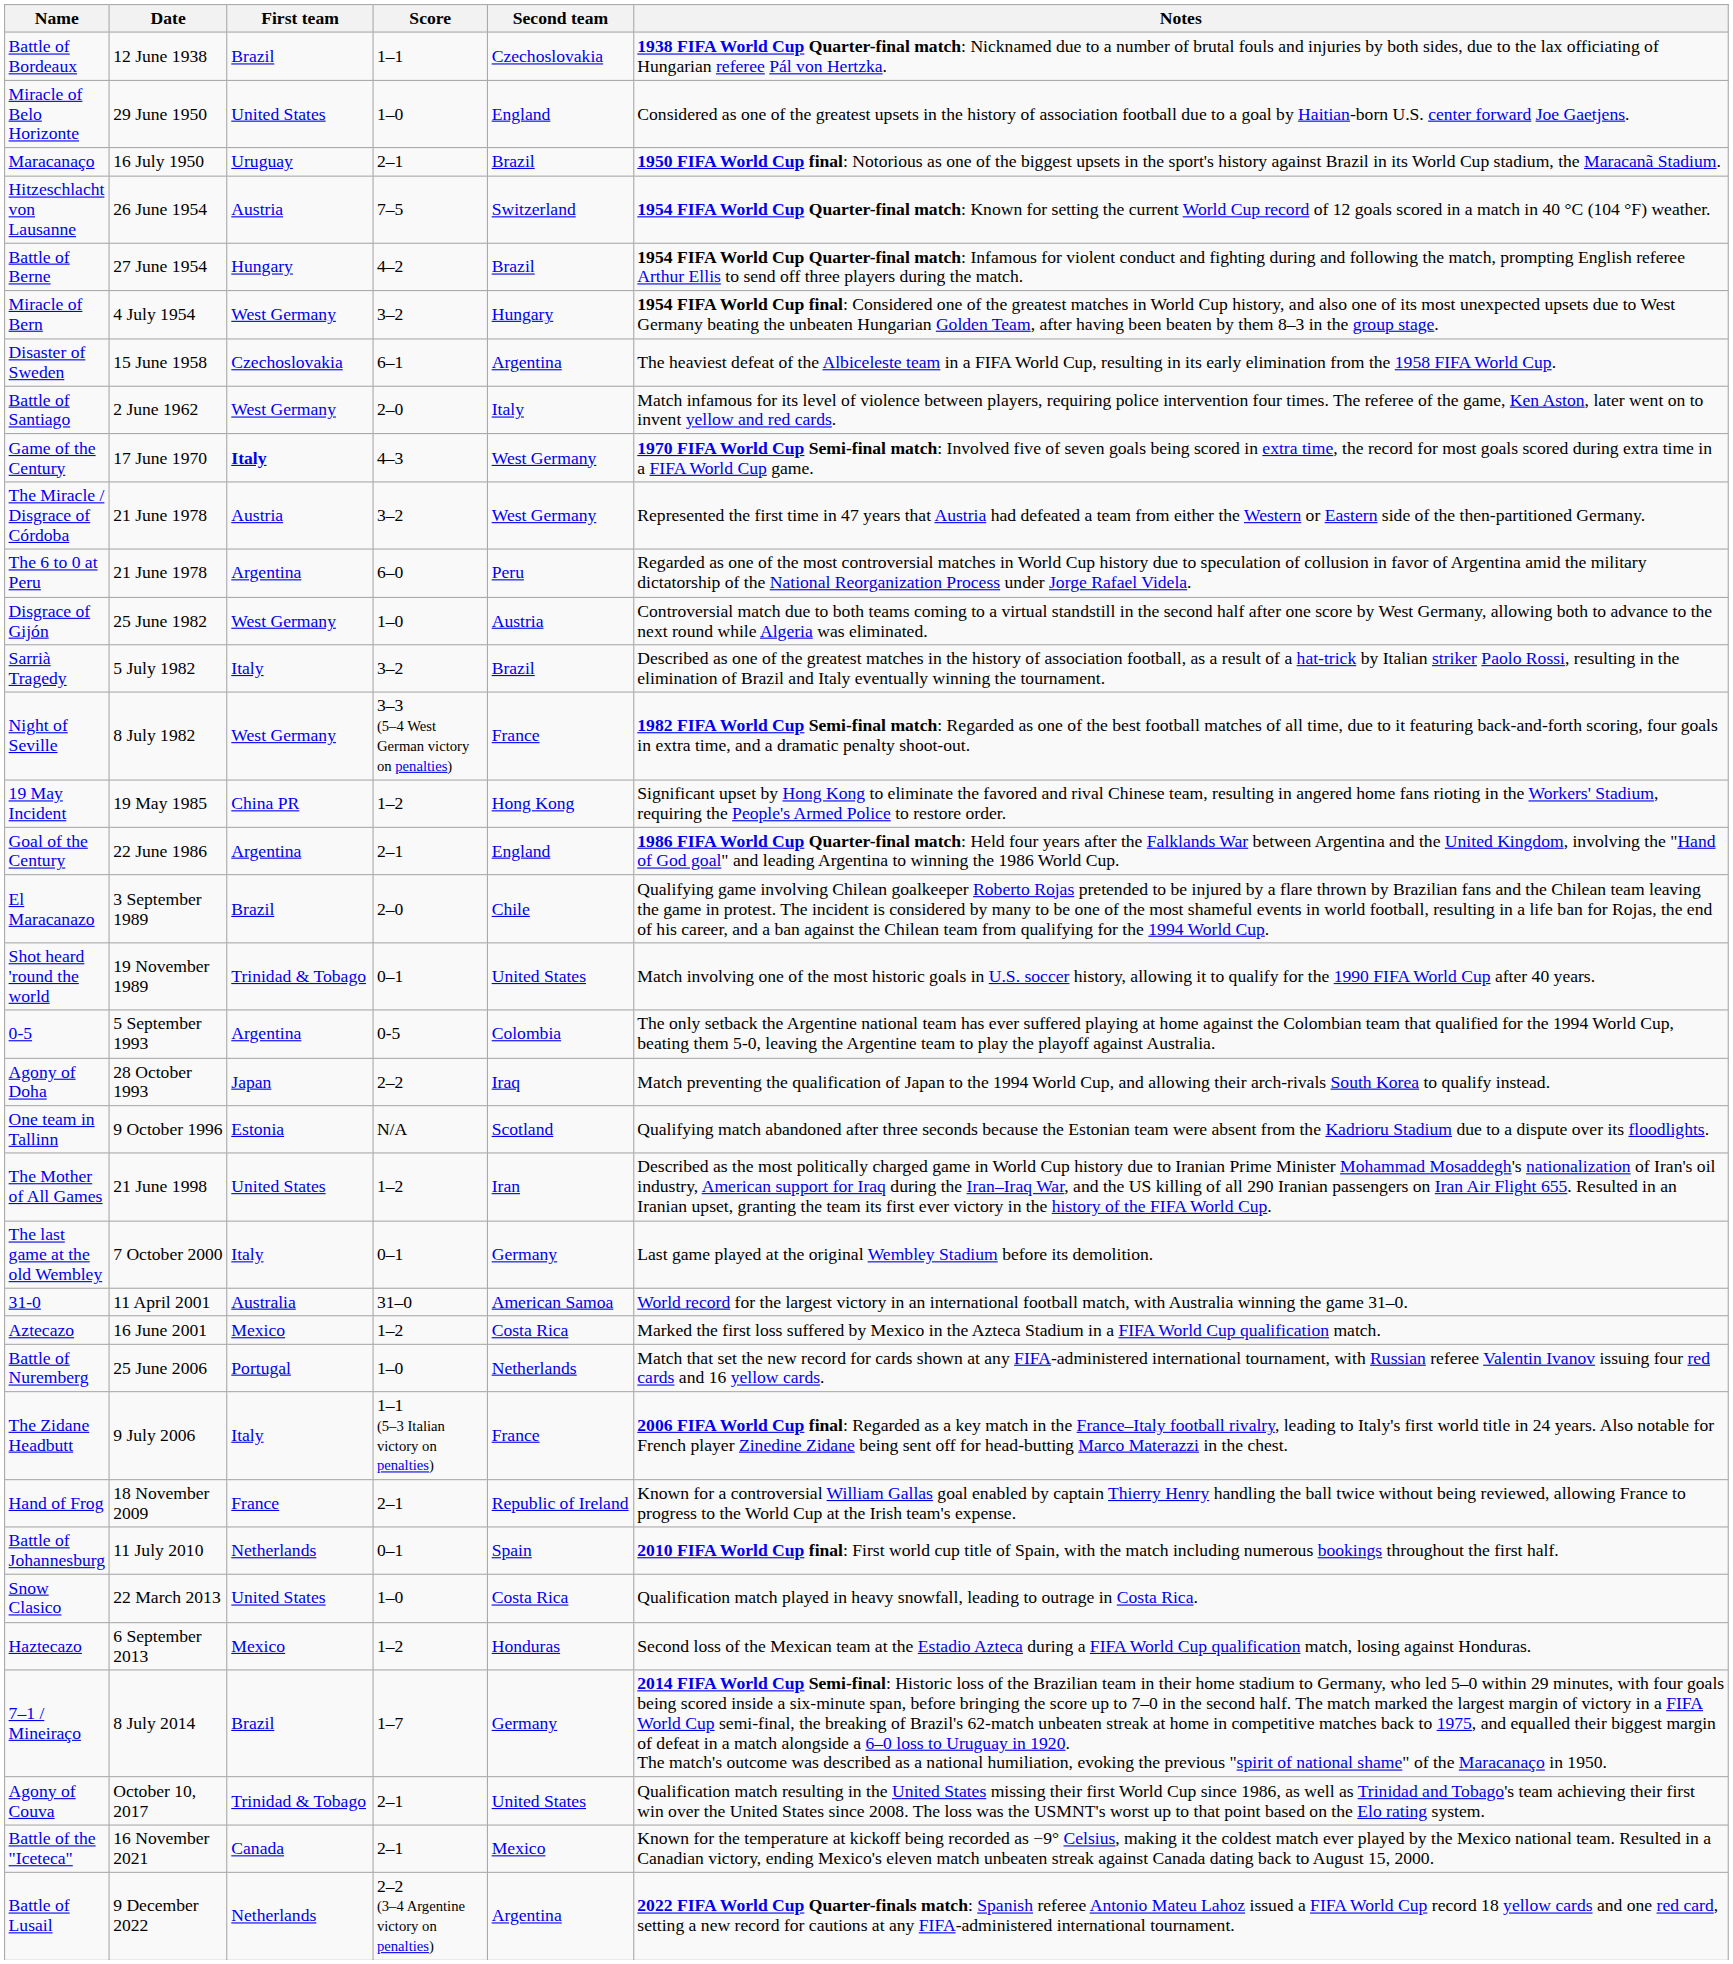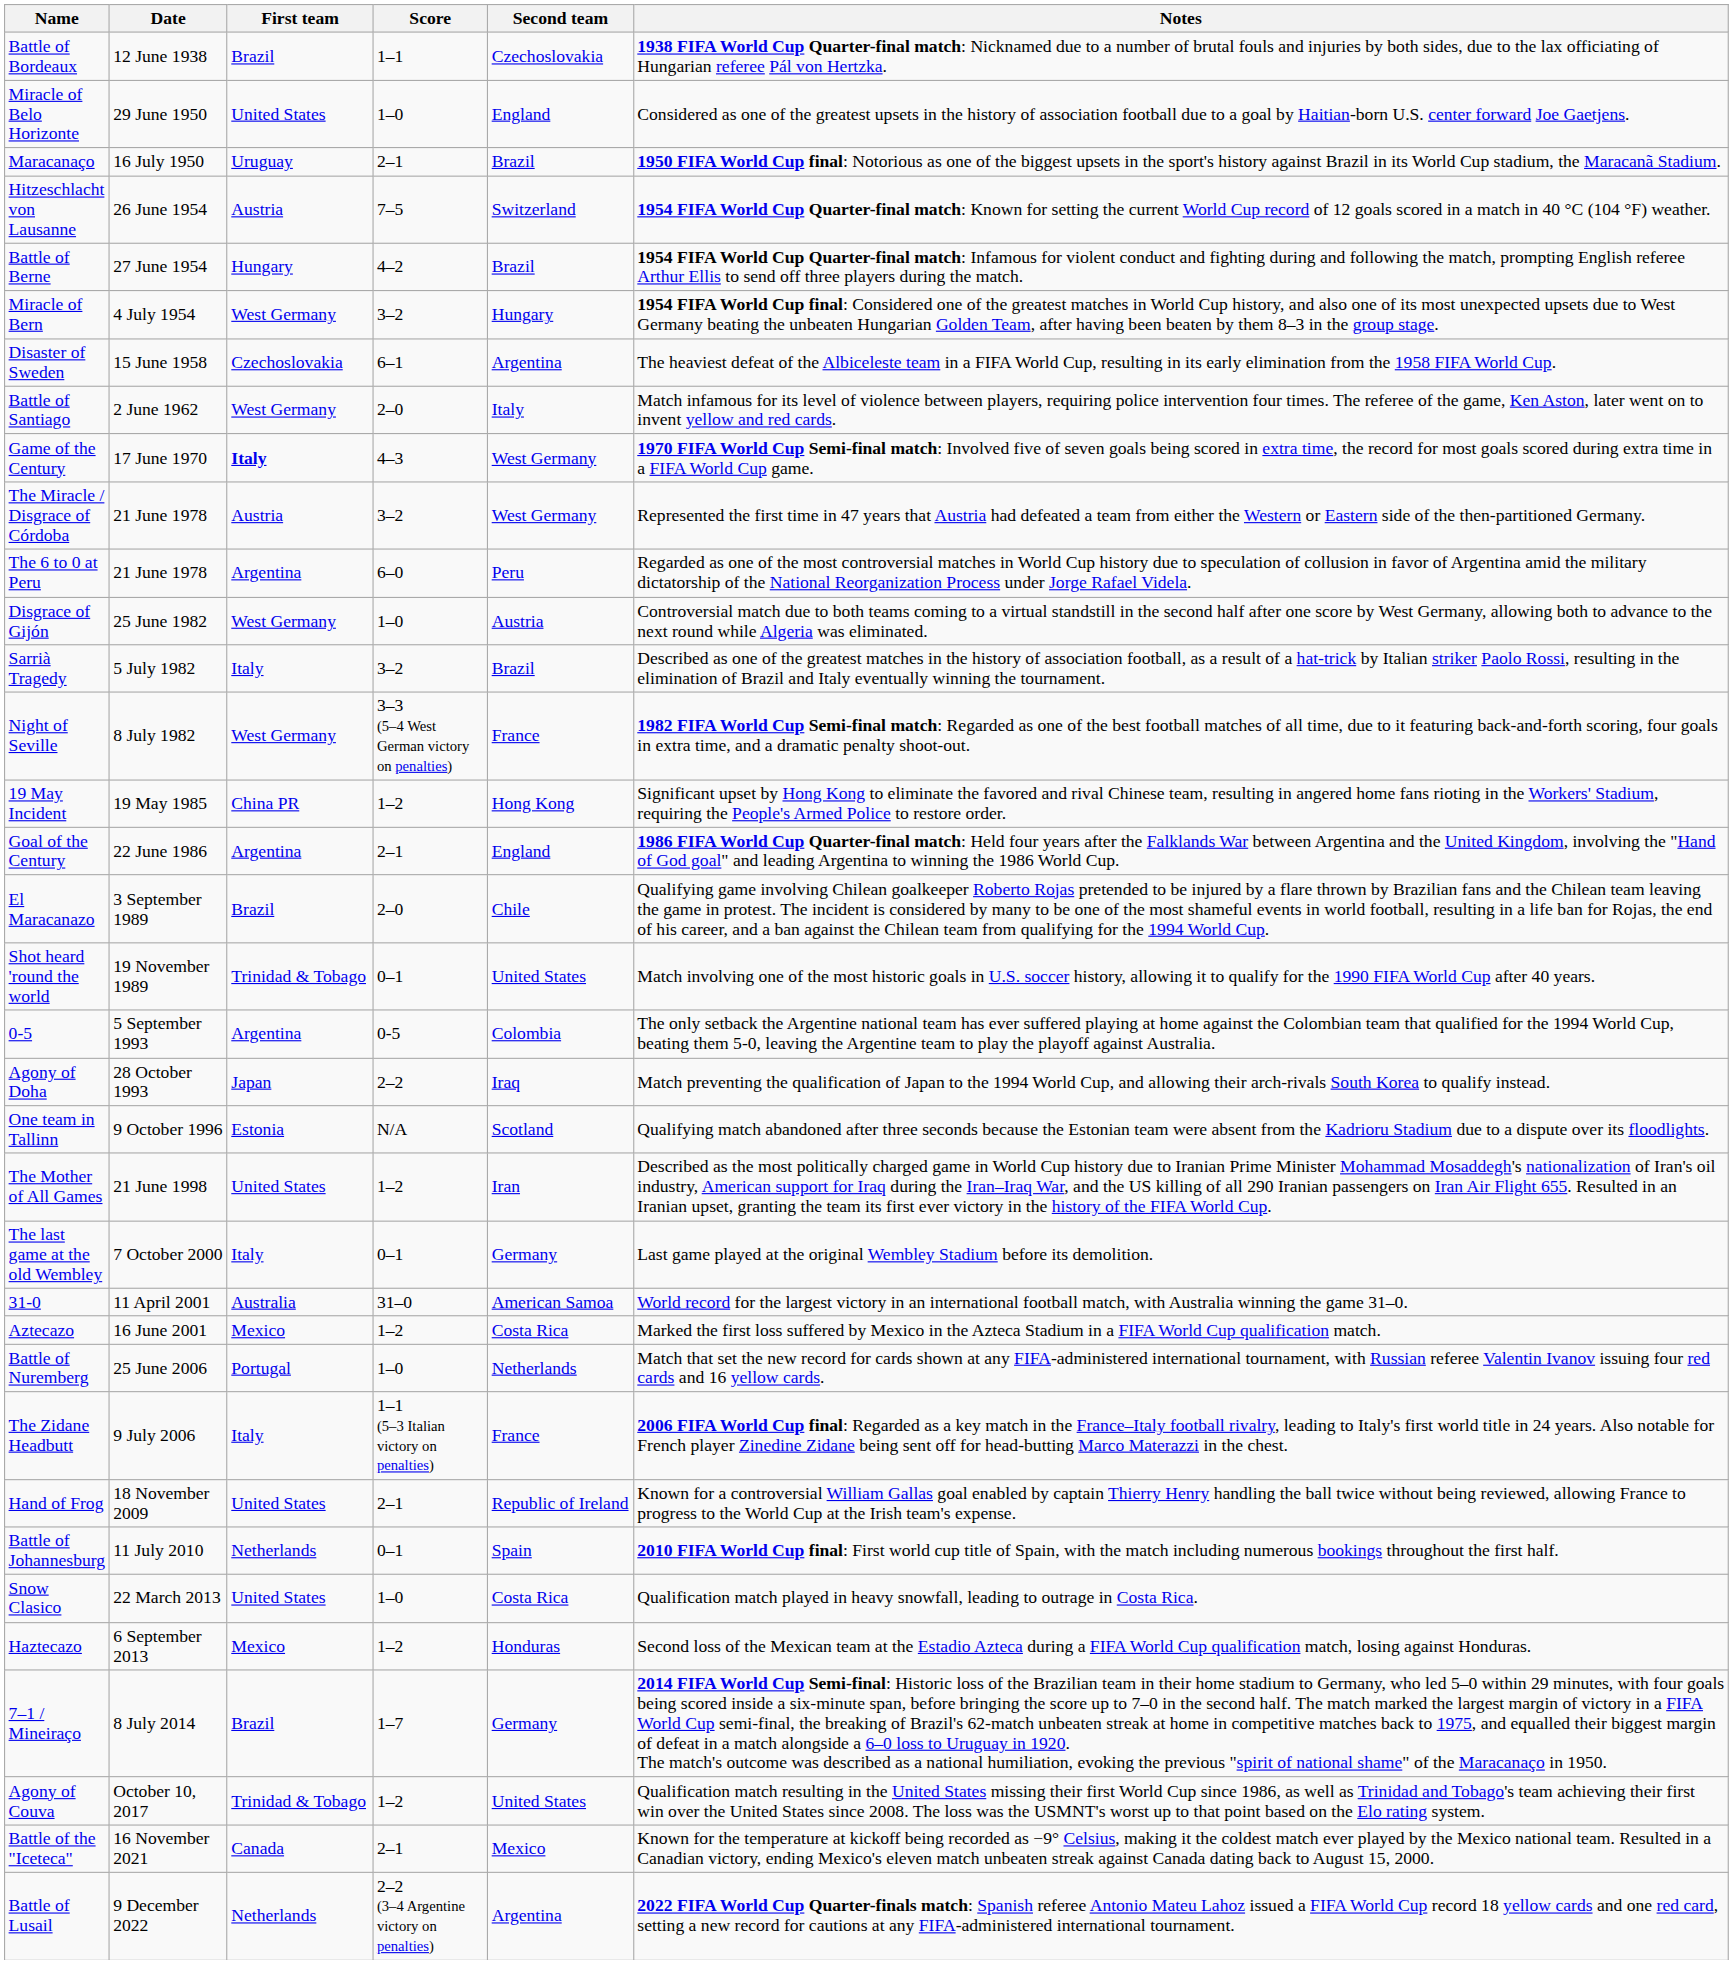(255, 1502) France -> (278, 1502) United States
(390, 1800) 2–1 -> (390, 1800) 1–2
